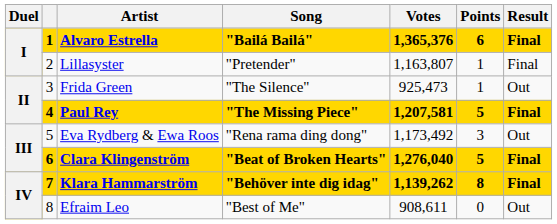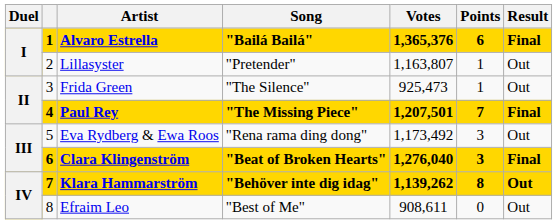(523, 64) Final -> (519, 64) Out
(423, 111) 1,207,581 -> (423, 111) 1,207,501
(480, 111) 5 -> (480, 111) 7
(480, 159) 5 -> (480, 159) 3
(524, 183) Final -> (520, 183) Out
